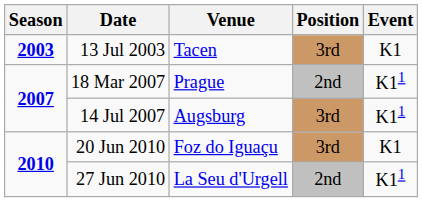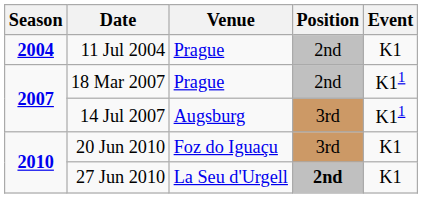- row: (123, 49)
+ row: (123, 49)
(328, 179) normal -> (328, 177) bold
(390, 179) K11 -> (390, 177) K1
